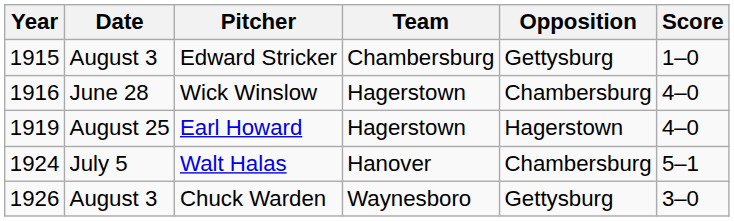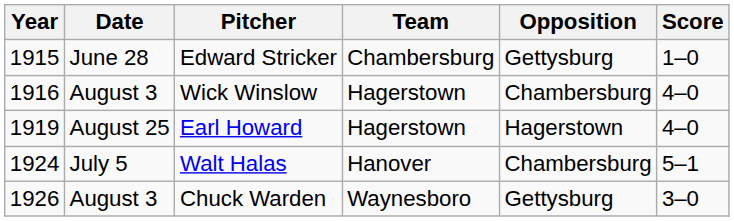(113, 57) August 3 -> (109, 57) June 28
(109, 92) June 28 -> (113, 92) August 3
